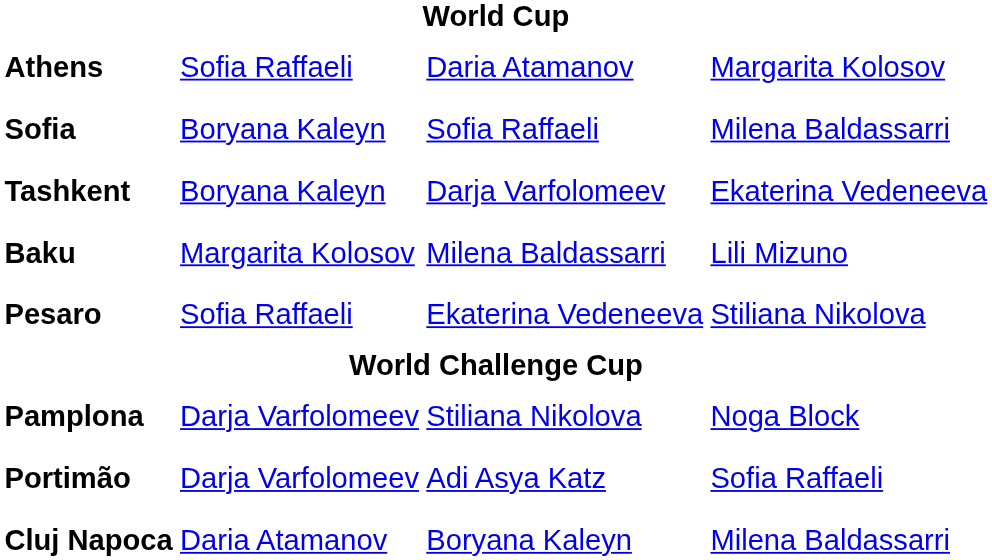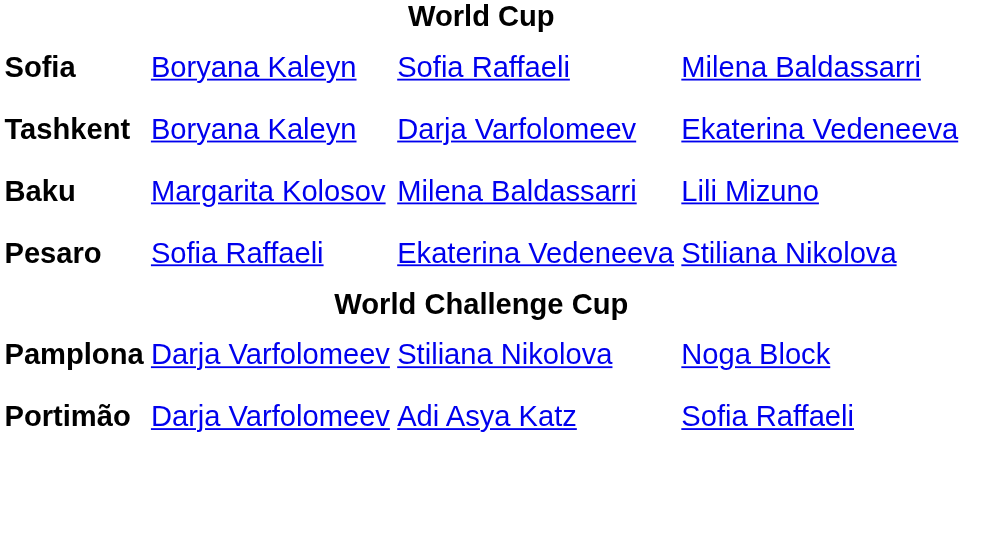- row: (54, 67)
- row: (89, 540)
